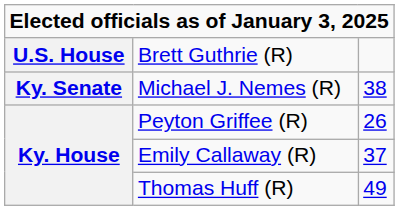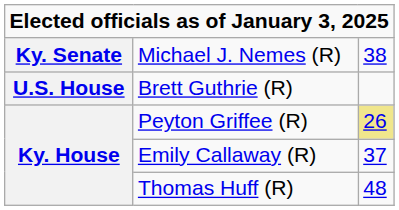rows swapped: (215, 54) <-> (239, 88)
(375, 121) no background -> (375, 121) khaki background
(375, 188) 49 -> (375, 188) 48
